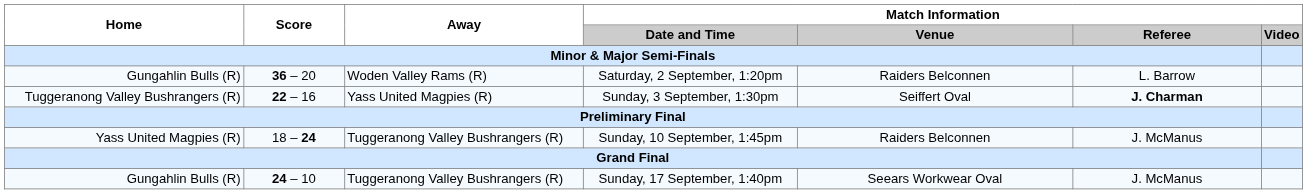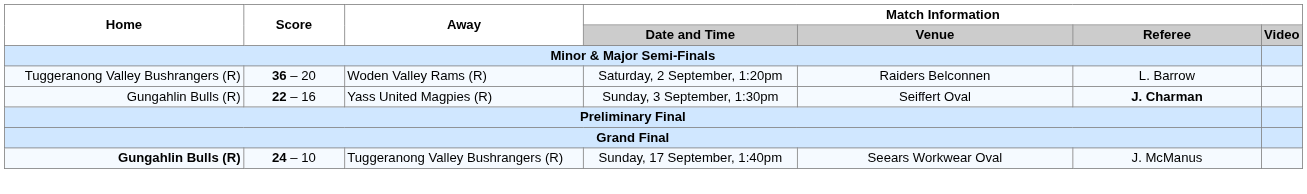(184, 76) Gungahlin Bulls (R) -> (133, 76) Tuggeranong Valley Bushrangers (R)
(133, 96) Tuggeranong Valley Bushrangers (R) -> (184, 96) Gungahlin Bulls (R)
- row: (690, 137)
(184, 178) normal -> (179, 158) bold
